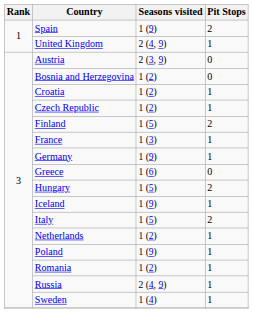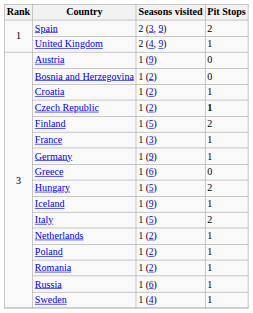(148, 28) 1 (9) -> (152, 28) 2 (3, 9)
(152, 60) 2 (3, 9) -> (148, 60) 1 (9)
(210, 108) normal -> (210, 108) bold
(148, 252) 1 (9) -> (148, 252) 1 (2)
(152, 284) 2 (4, 9) -> (148, 284) 1 (6)
